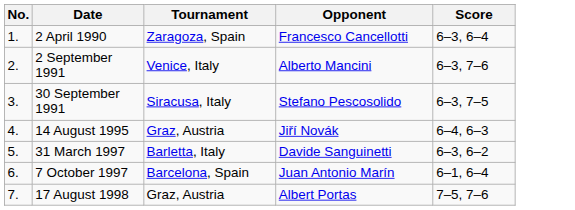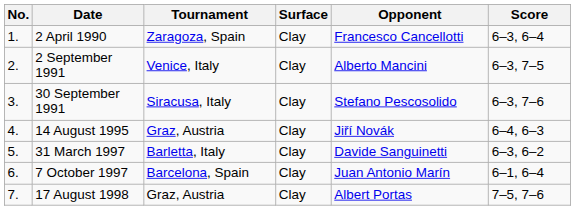+ column: (303, 15)
(462, 65) 6–3, 7–6 -> (518, 65) 6–3, 7–5
(462, 101) 6–3, 7–5 -> (518, 101) 6–3, 7–6
